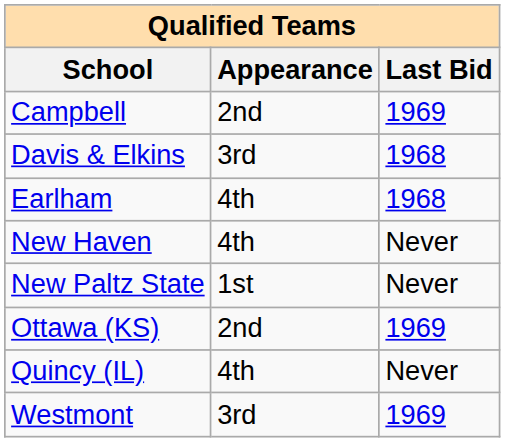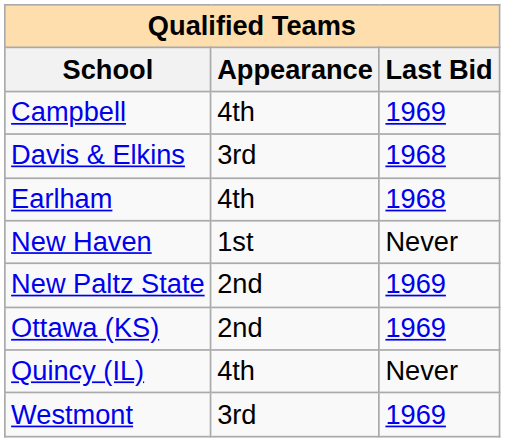(240, 112) 2nd -> (236, 112) 4th
(236, 241) 4th -> (235, 241) 1st
(235, 284) 1st -> (240, 284) 2nd
(422, 284) Never -> (416, 284) 1969
